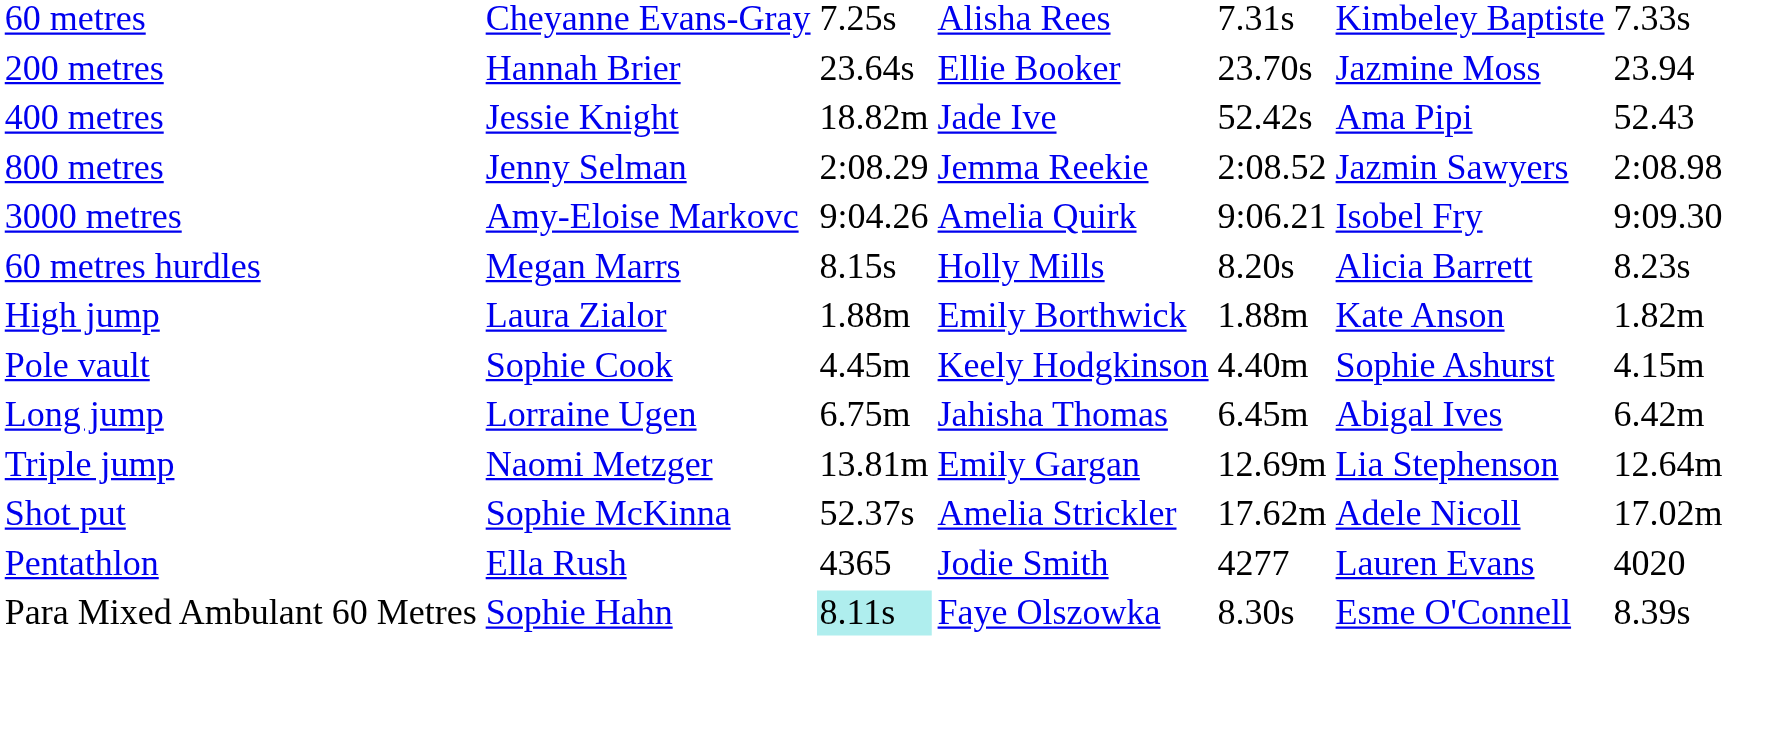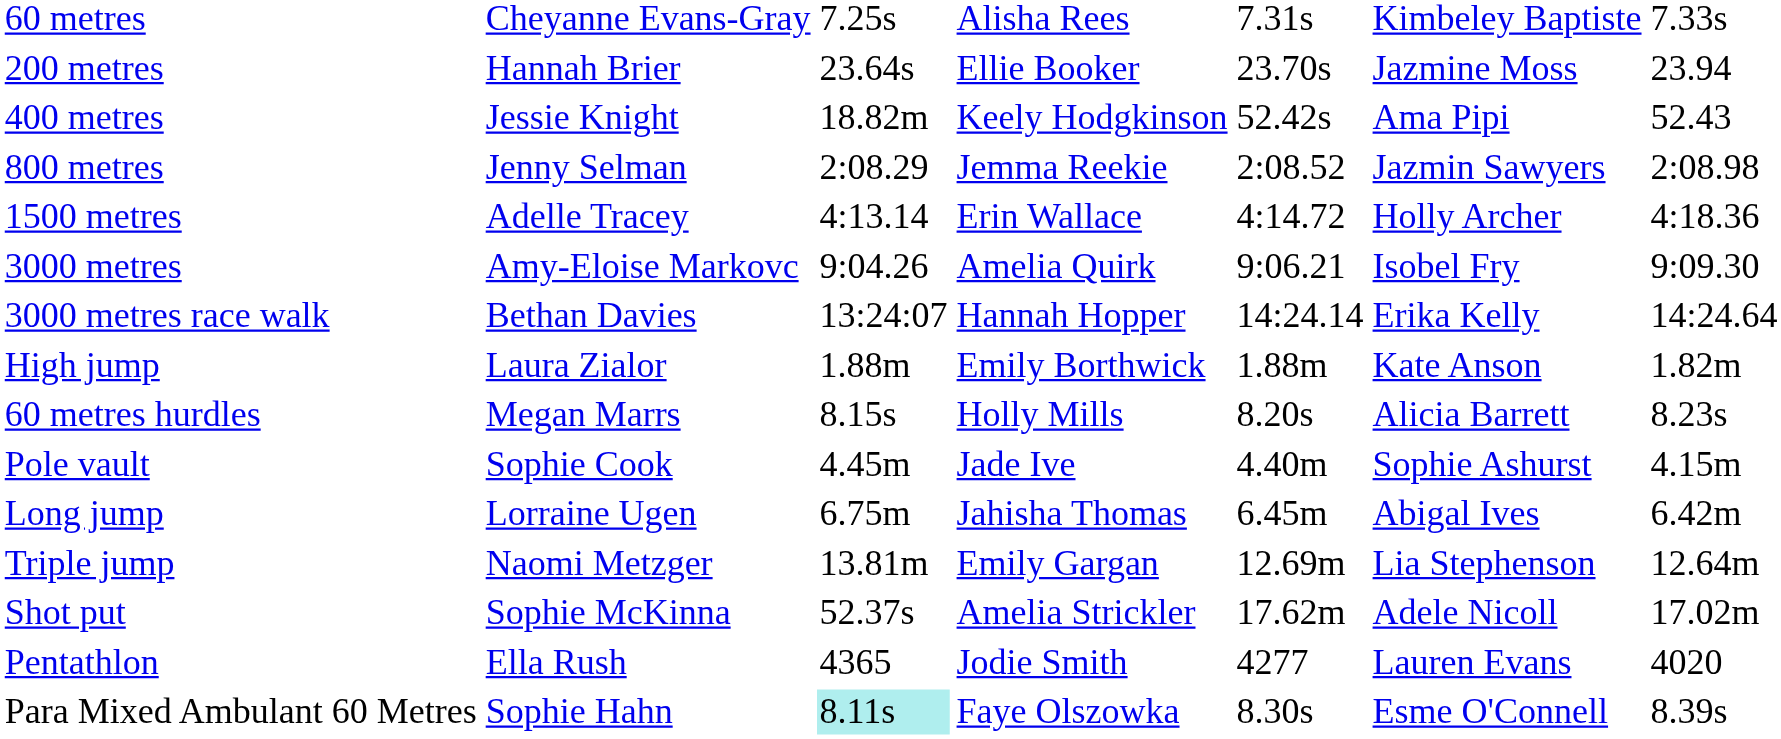(997, 117) Jade Ive -> (1092, 117) Keely Hodgkinson
+ row: (93, 216)
+ row: (167, 315)
rows swapped: (133, 265) <-> (82, 315)
(1073, 364) Keely Hodgkinson -> (1016, 463) Jade Ive
